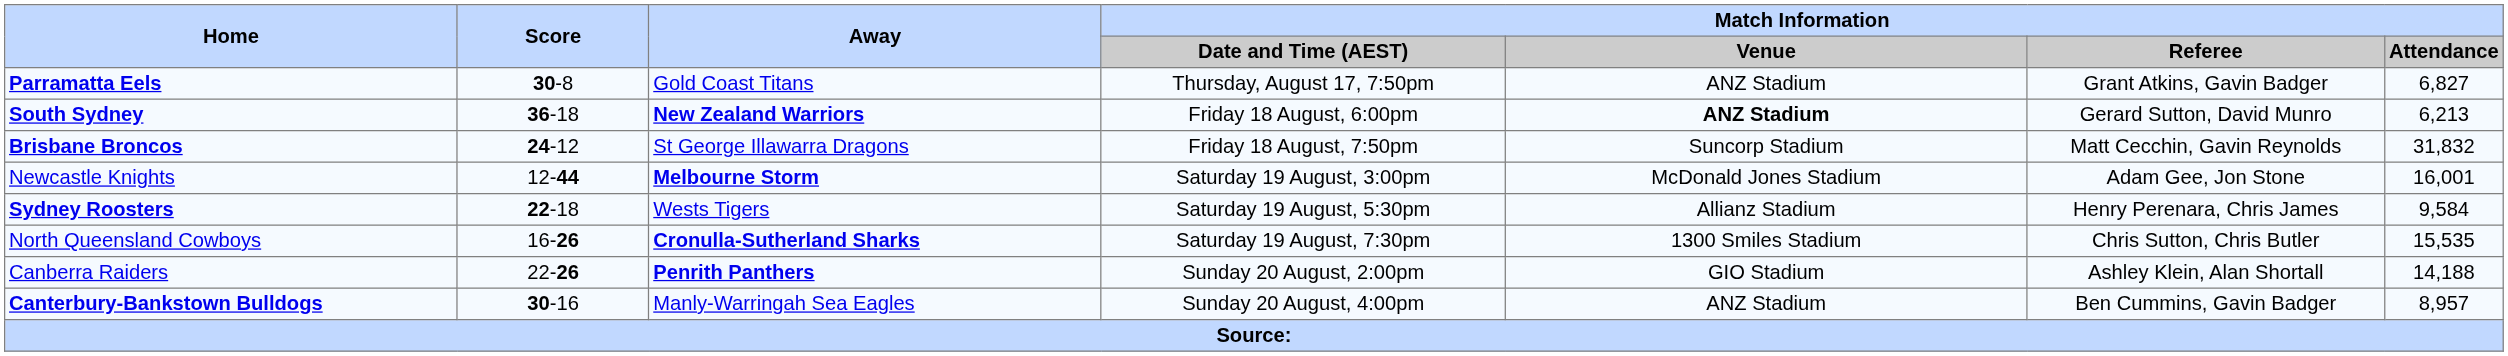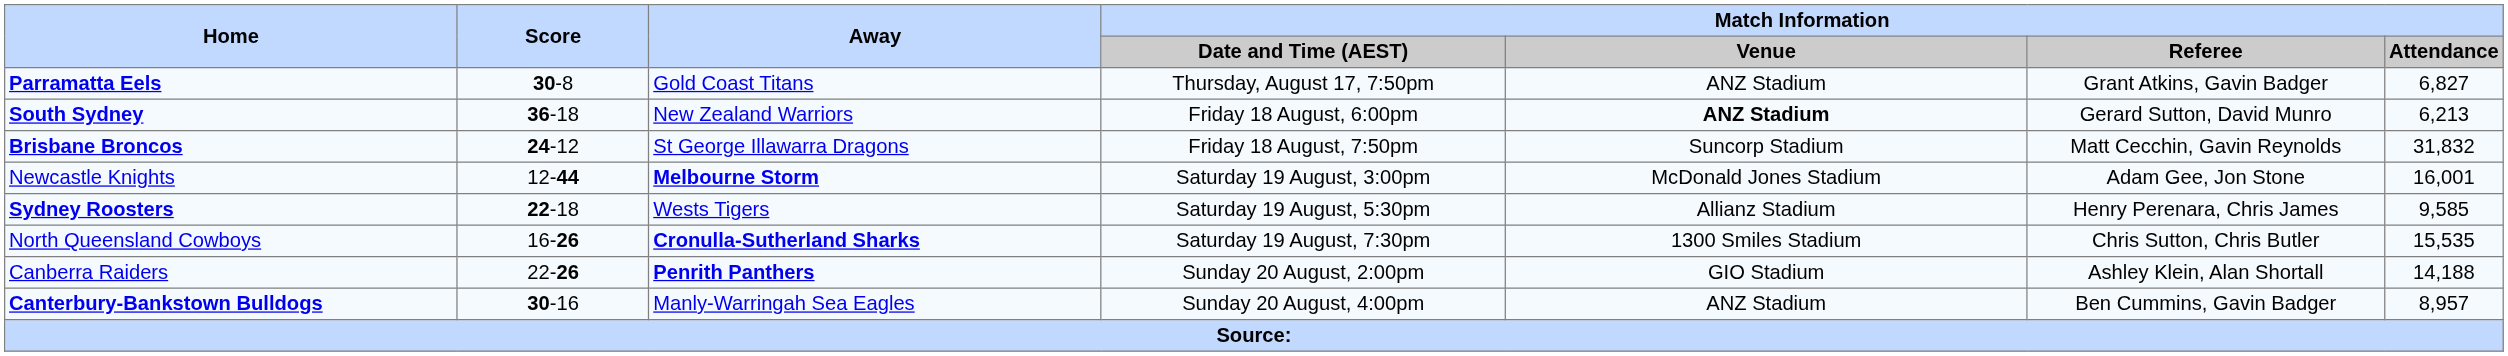(759, 114) bold -> (753, 114) normal
(2444, 209) 9,584 -> (2444, 209) 9,585
